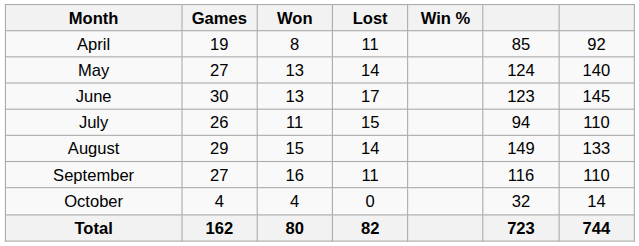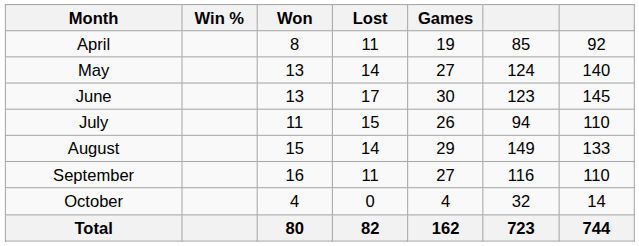columns swapped: (219, 18) <-> (446, 18)
